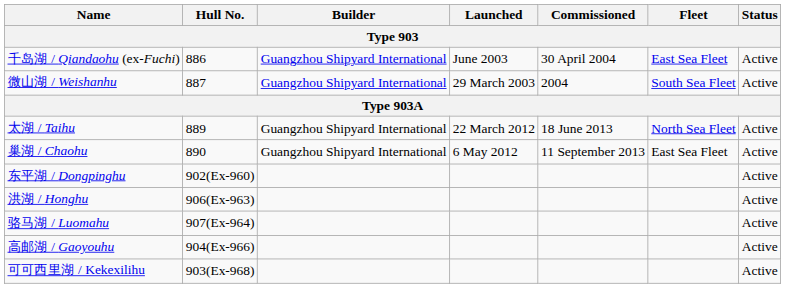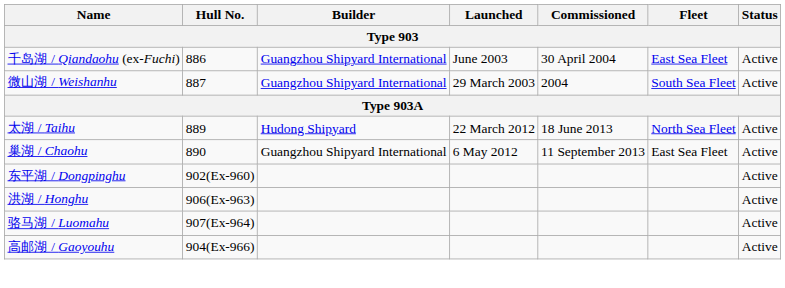(354, 128) Guangzhou Shipyard International -> (308, 128) Hudong Shipyard
- row: (76, 270)
